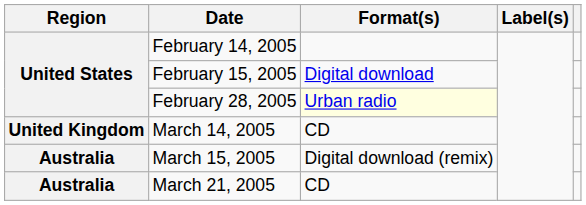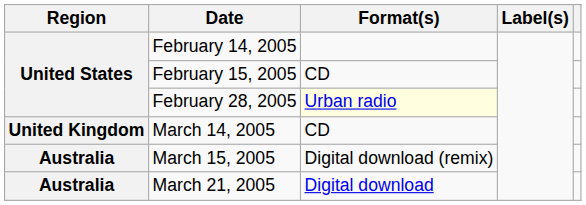(369, 74) Digital download -> (317, 74) CD
(317, 185) CD -> (369, 185) Digital download
